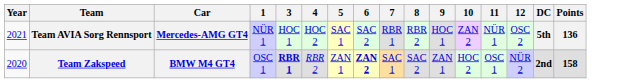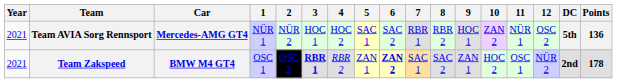+ column: (289, 13)
(17, 64) 2020 -> (17, 64) 2021
(570, 64) 158 -> (596, 64) 178
